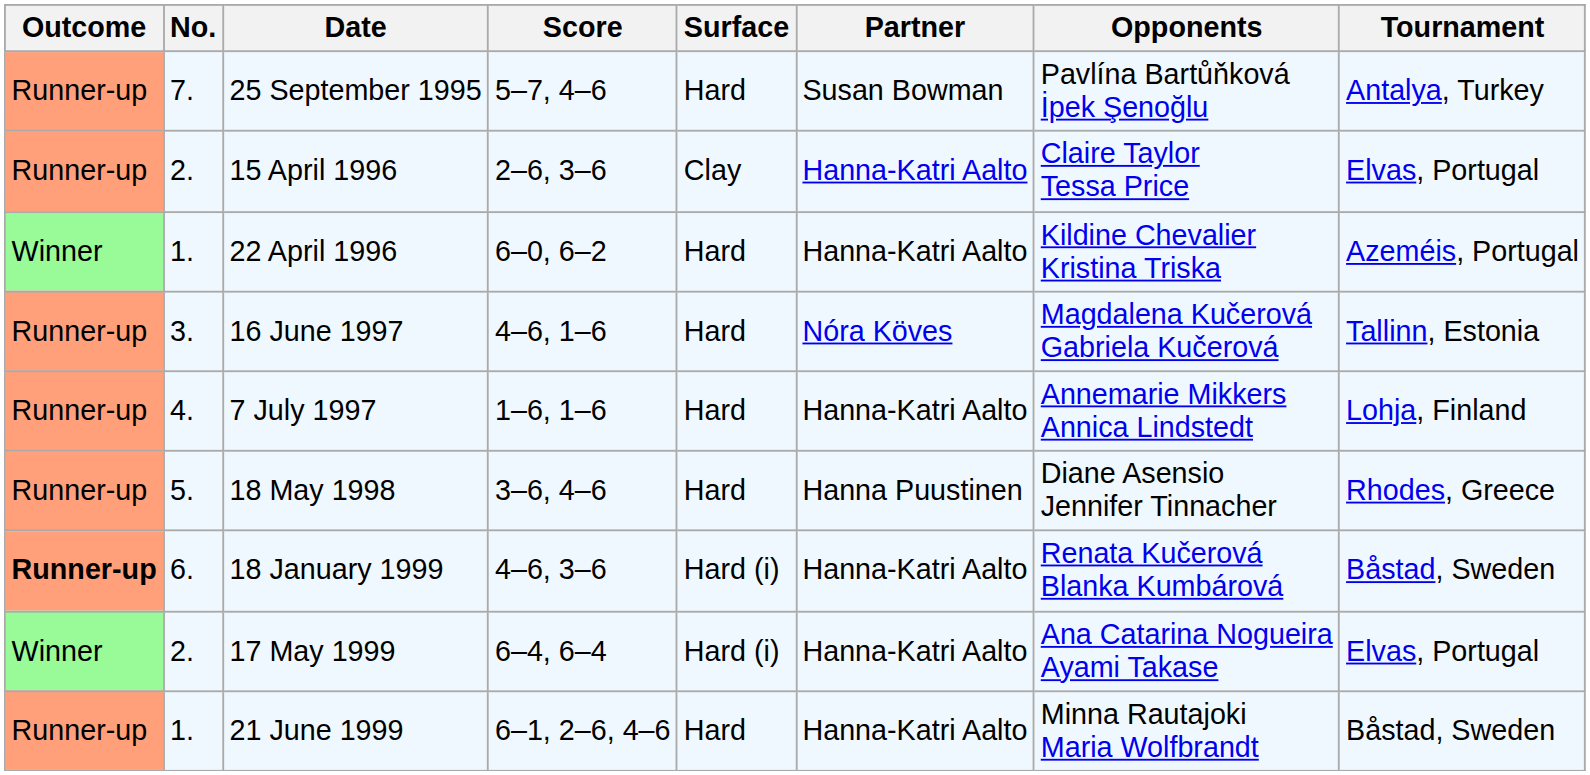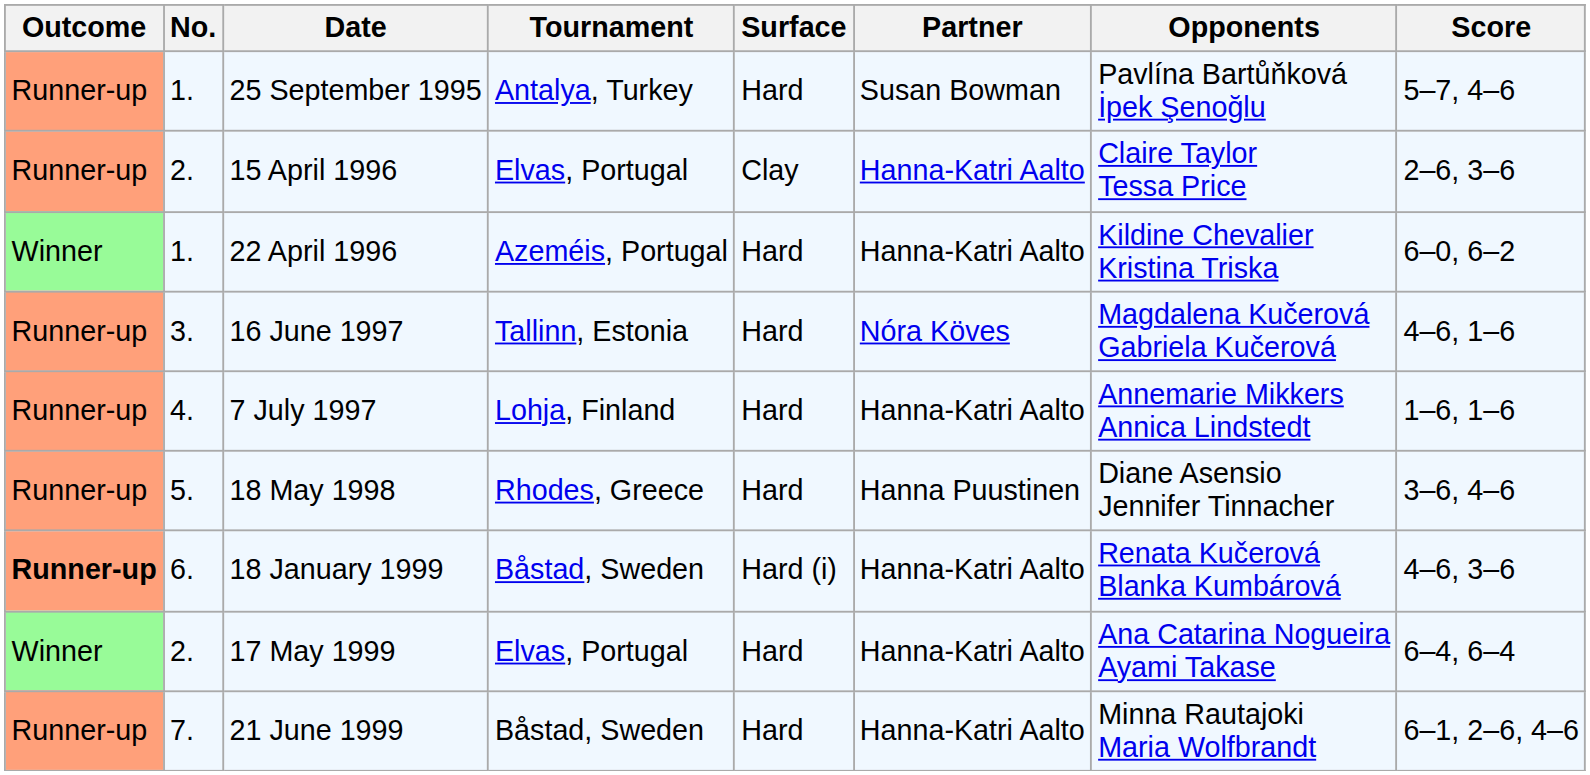columns swapped: (1463, 27) <-> (583, 27)
(182, 90) 7. -> (182, 90) 1.
(732, 649) Hard (i) -> (772, 649) Hard
(182, 729) 1. -> (182, 729) 7.
